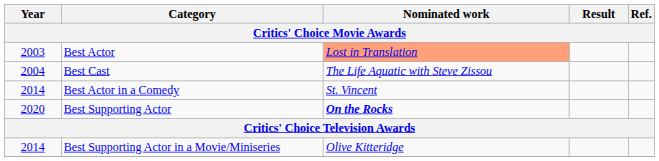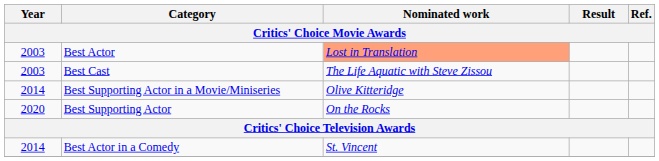(33, 71) 2004 -> (33, 71) 2003
rows swapped: (122, 90) <-> (172, 147)
(359, 109) bold -> (358, 109) normal
